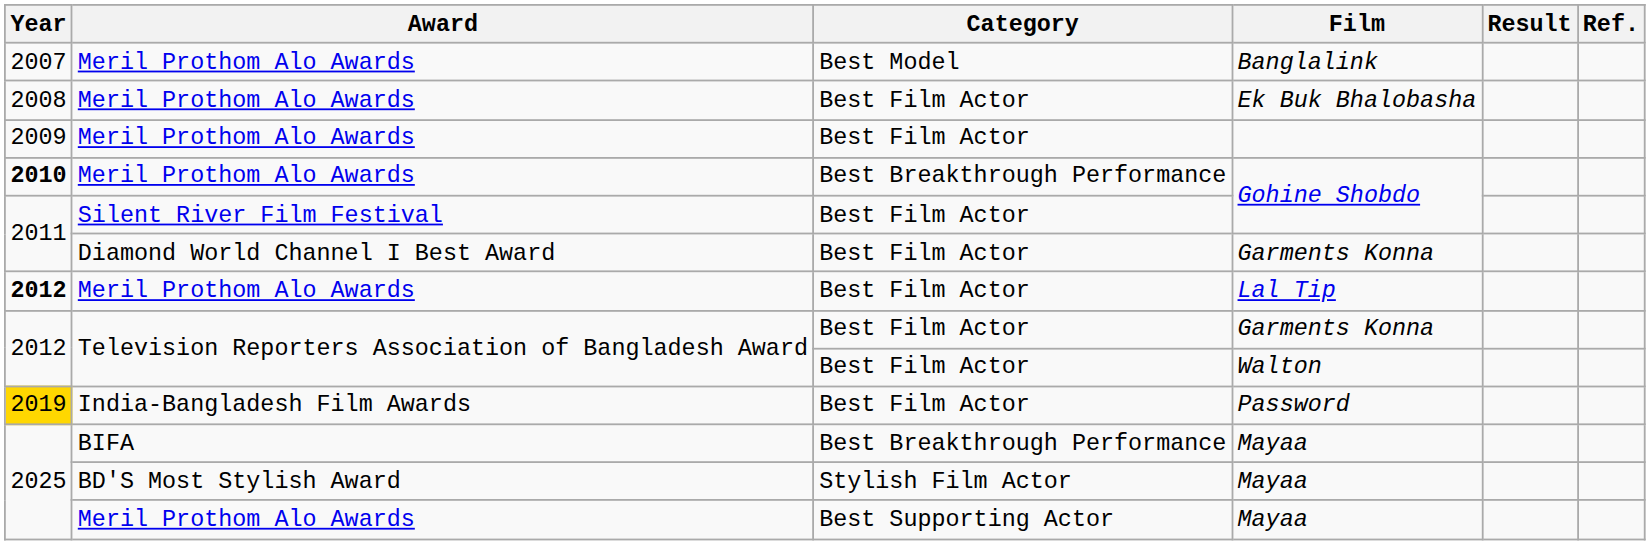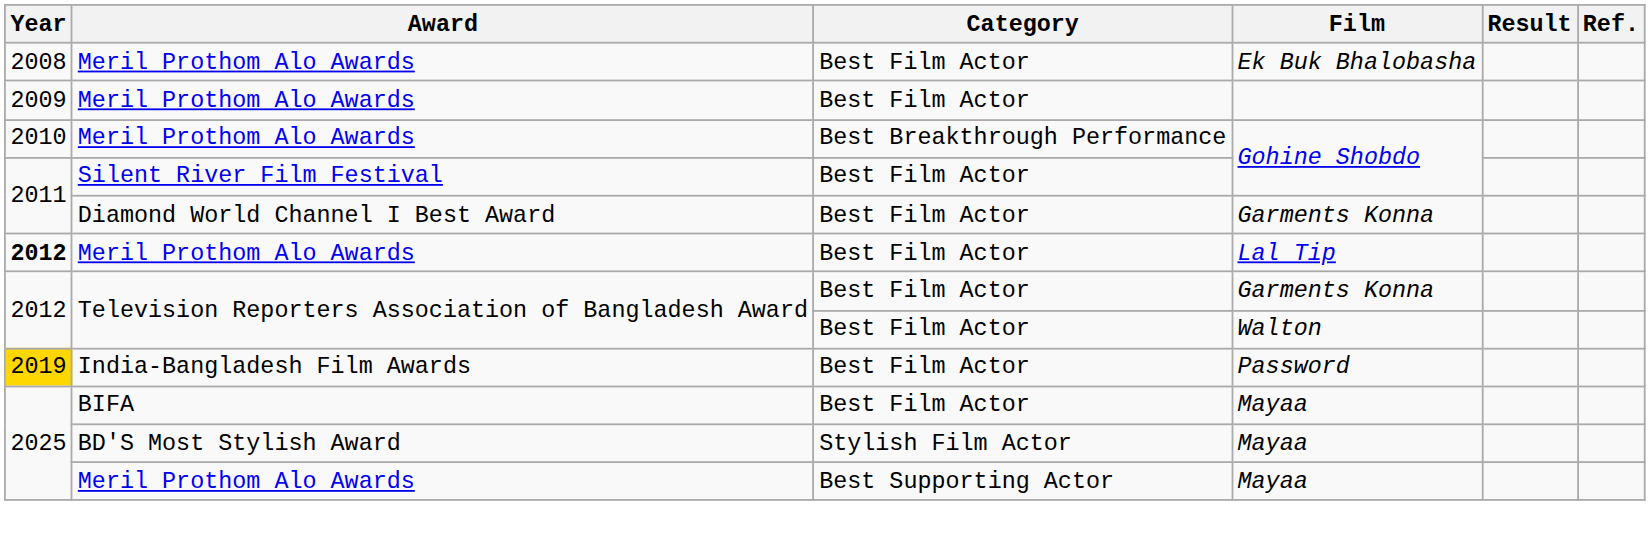- row: (246, 62)
(39, 177) bold -> (39, 138) normal
(1023, 443) Best Breakthrough Performance -> (924, 405) Best Film Actor
